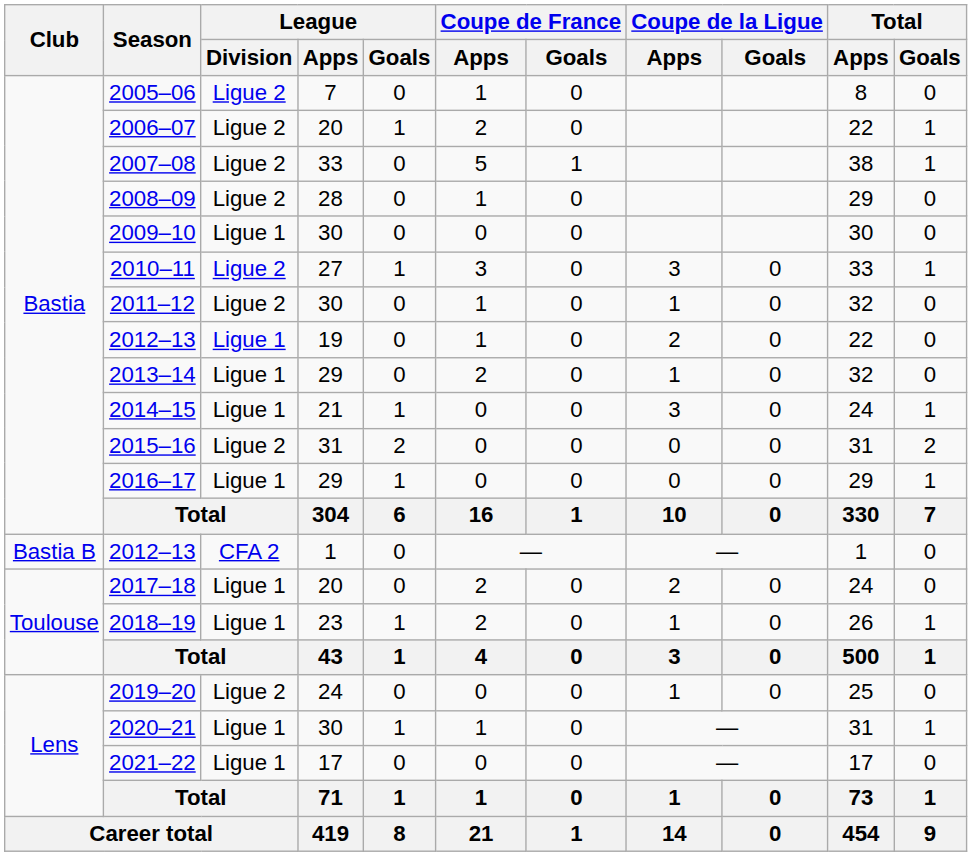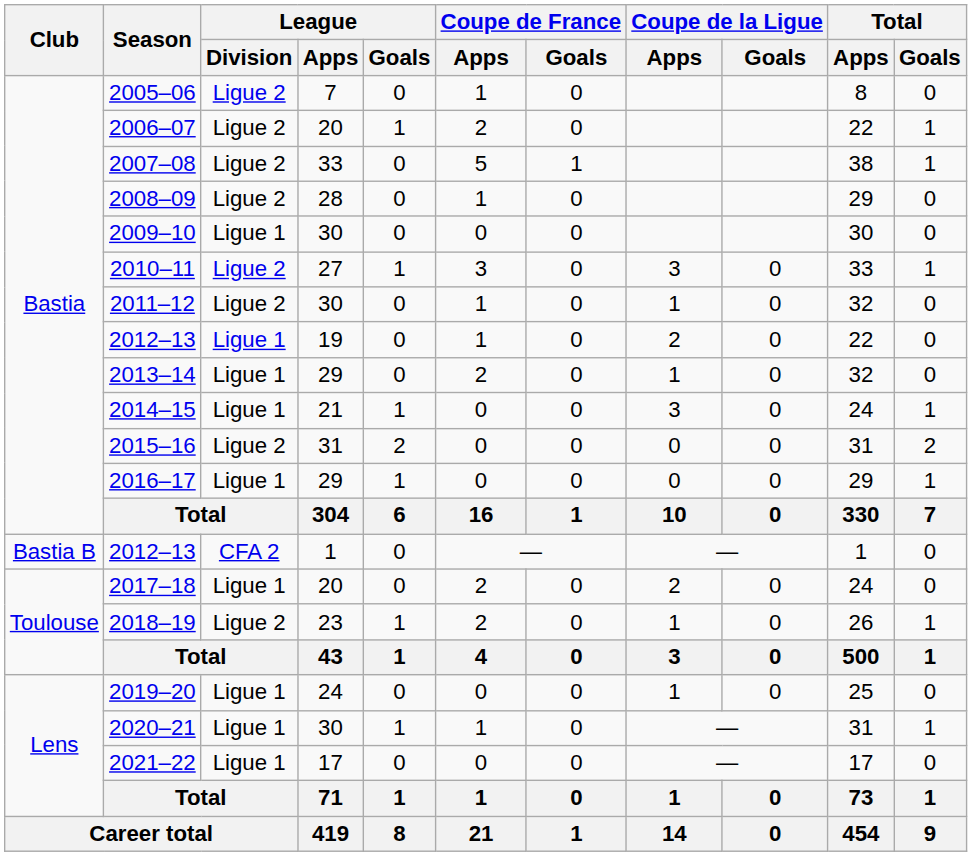(249, 621) Ligue 1 -> (249, 621) Ligue 2
(249, 692) Ligue 2 -> (249, 692) Ligue 1
